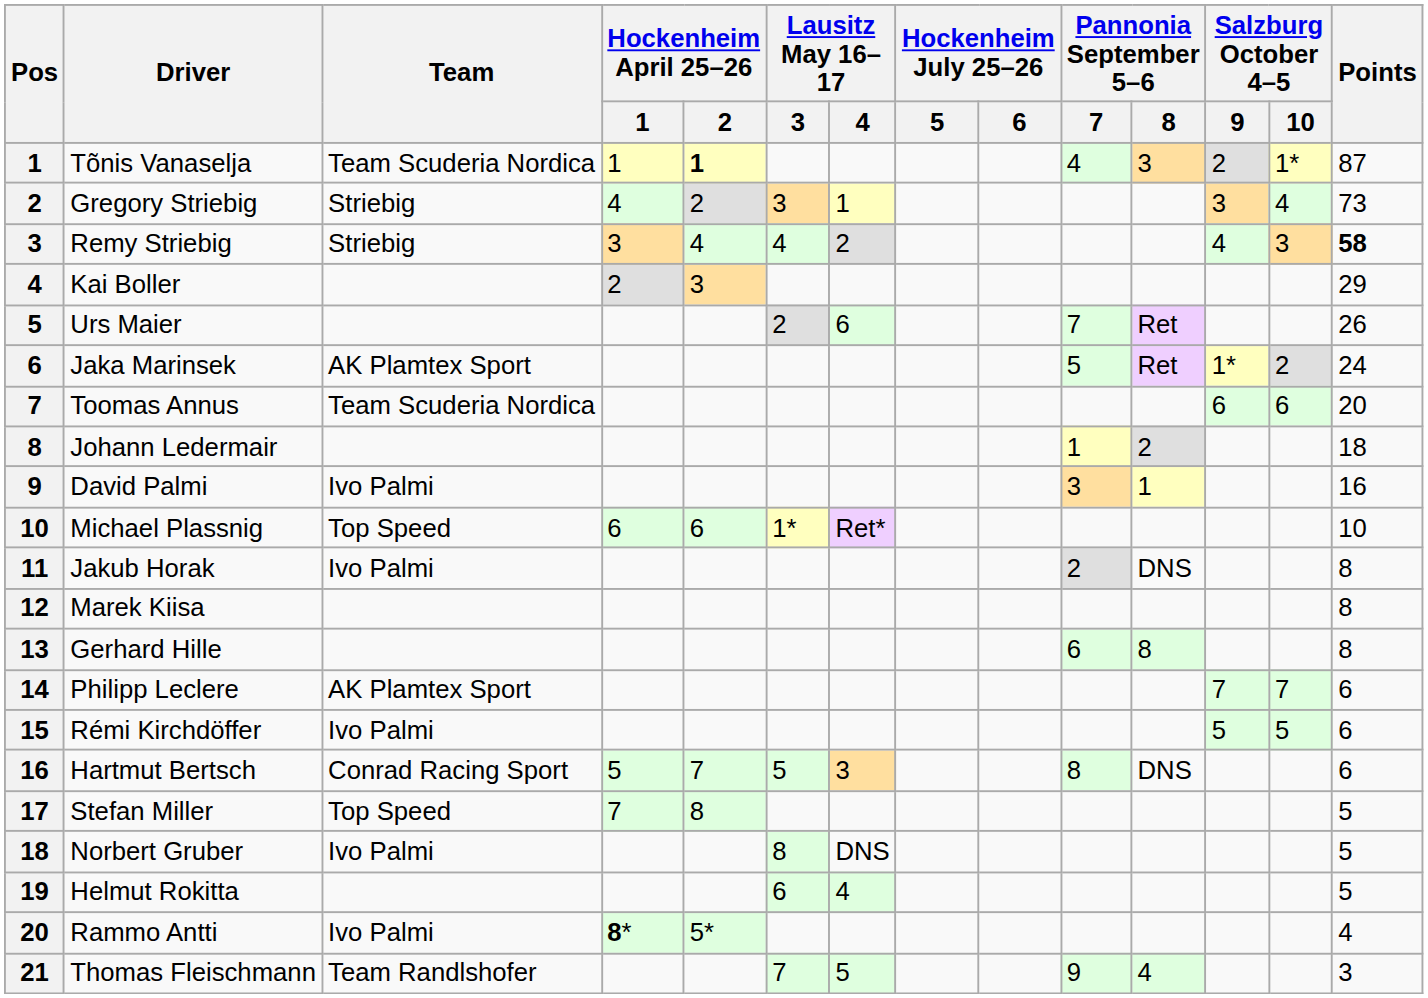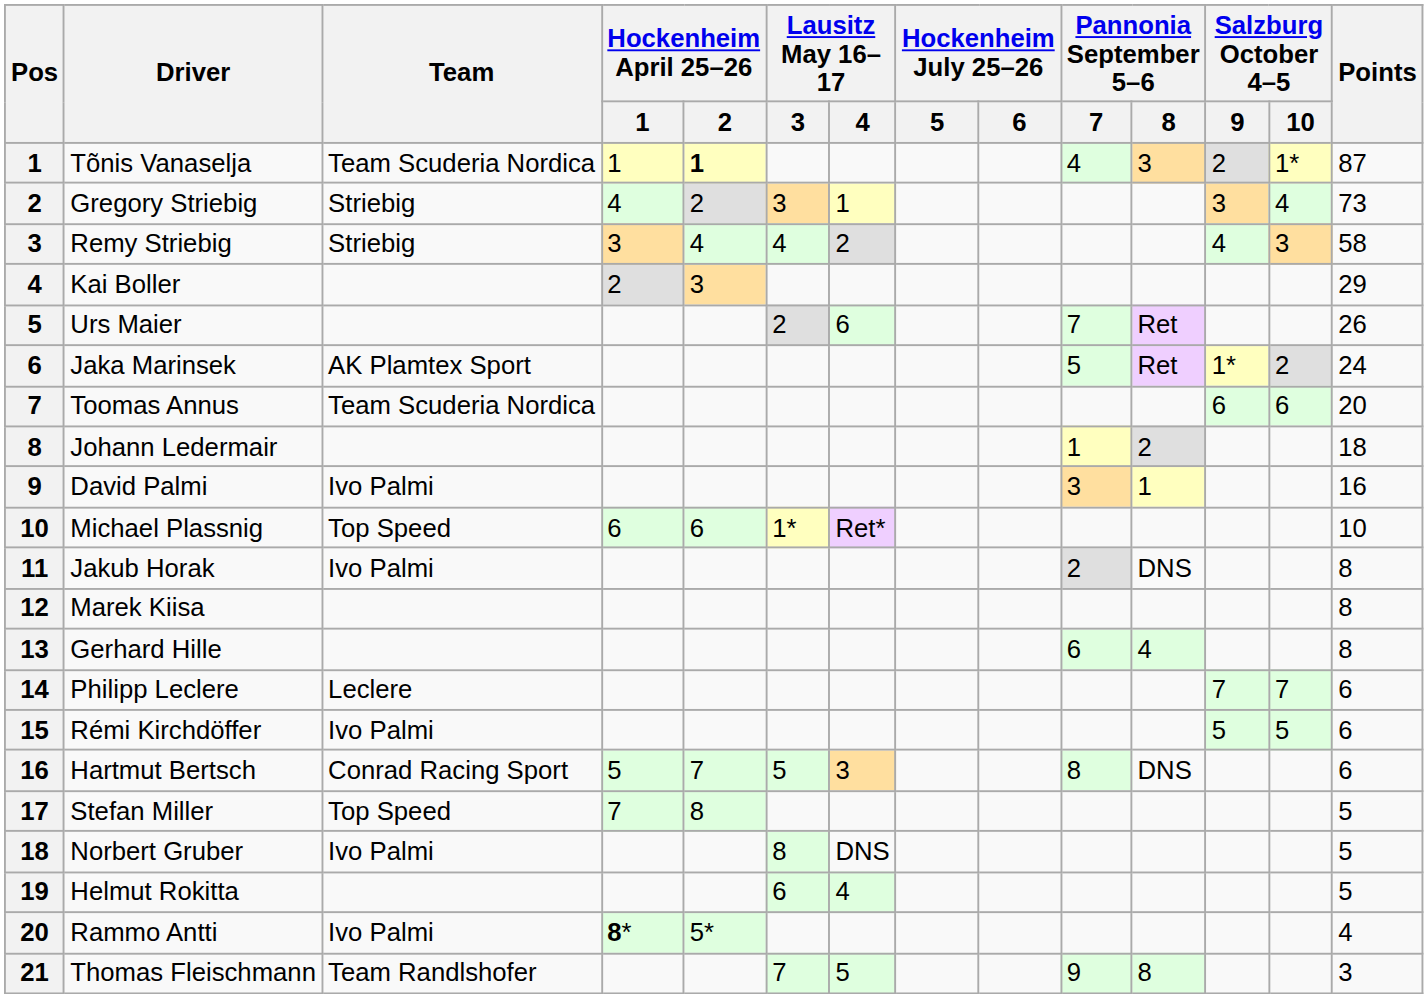(1353, 244) bold -> (1353, 244) normal
(1145, 649) 8 -> (1145, 649) 4
(430, 689) AK Plamtex Sport -> (370, 689) Leclere
(1145, 973) 4 -> (1145, 973) 8
